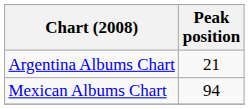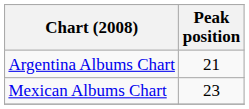(211, 90) 94 -> (211, 90) 23
